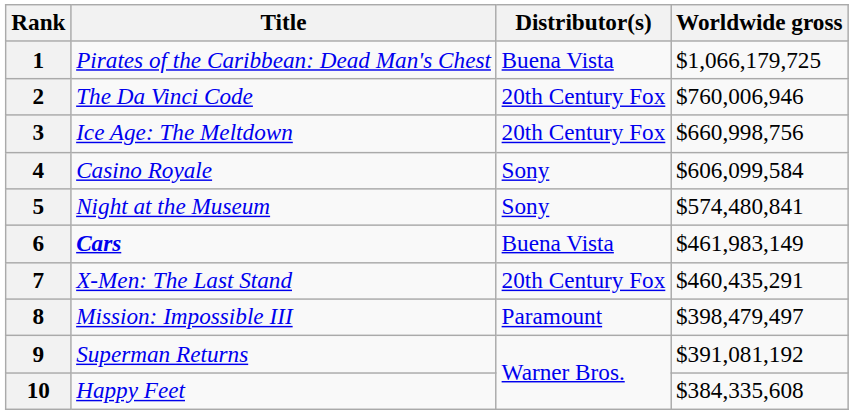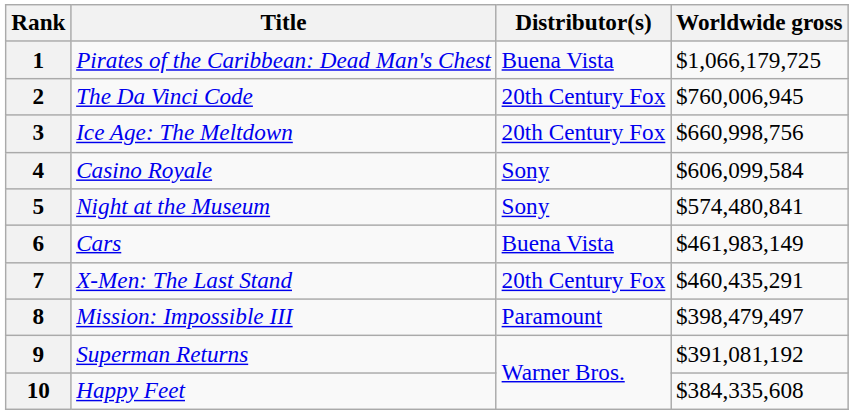(740, 96) $760,006,946 -> (740, 96) $760,006,945
(99, 243) bold -> (99, 243) normal
